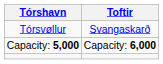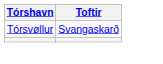- row: (43, 45)
